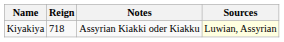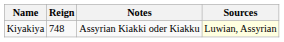(57, 28) 718 -> (57, 28) 748
